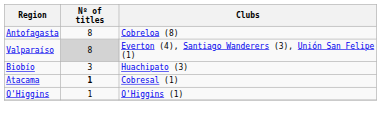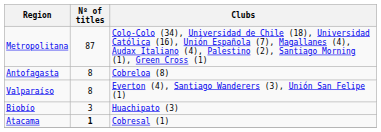+ row: (37, 47)
(90, 50) lightgrey background -> (90, 91) no background
- row: (28, 94)
